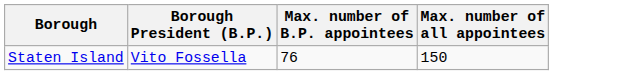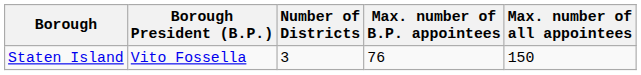+ column: (320, 25)
